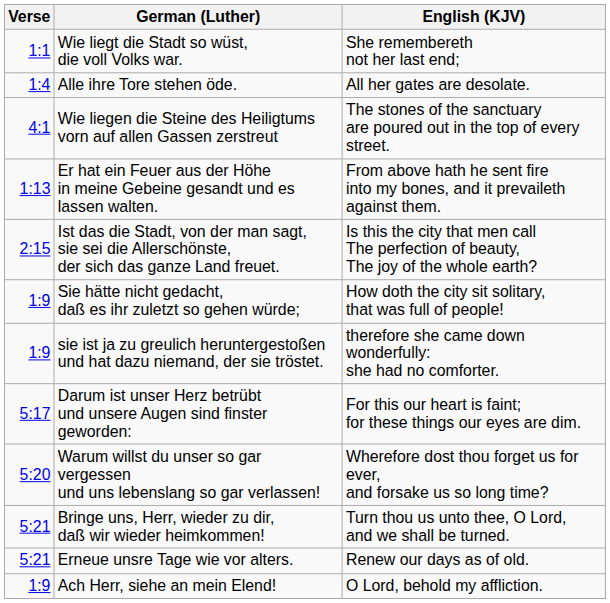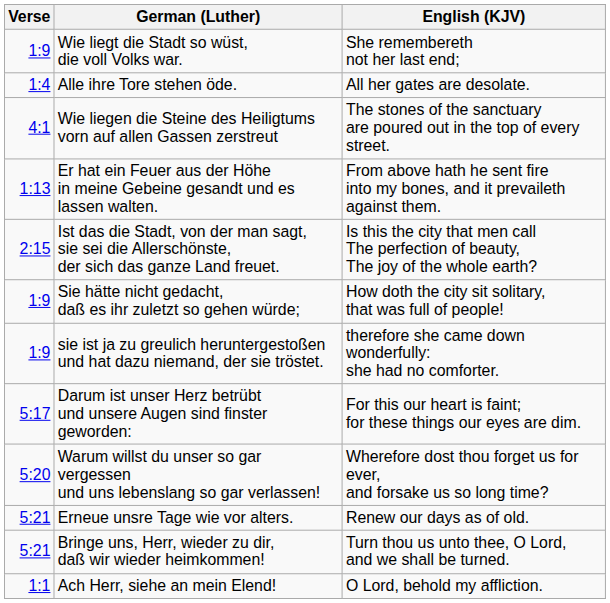(39, 51) 1:1 -> (39, 51) 1:9
rows swapped: (166, 526) <-> (176, 560)
(39, 585) 1:9 -> (39, 585) 1:1
